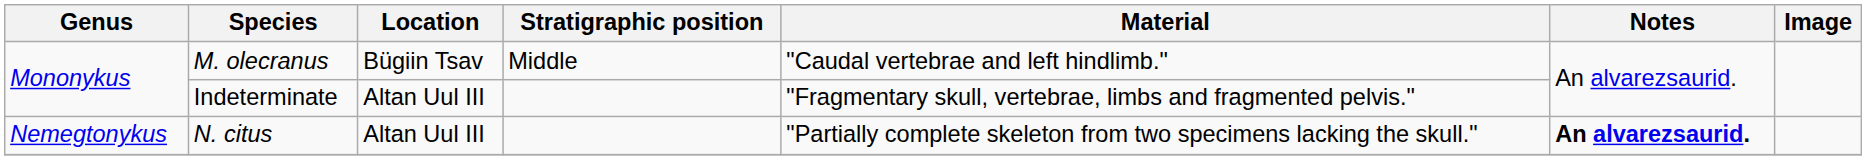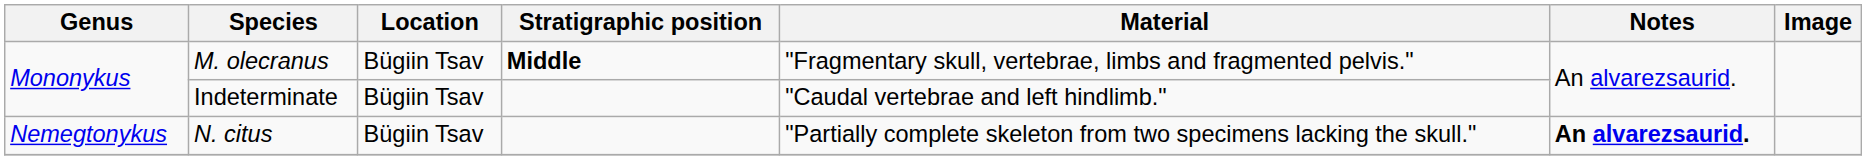(543, 60) normal -> (544, 60) bold
(977, 60) "Caudal vertebrae and left hindlimb." -> (1099, 60) "Fragmentary skull, vertebrae, limbs and fragmented pelvis."
(424, 97) Altan Uul III -> (424, 97) Bügiin Tsav
(1101, 97) "Fragmentary skull, vertebrae, limbs and fragmented pelvis." -> (976, 97) "Caudal vertebrae and left hindlimb."
(424, 135) Altan Uul III -> (424, 135) Bügiin Tsav
